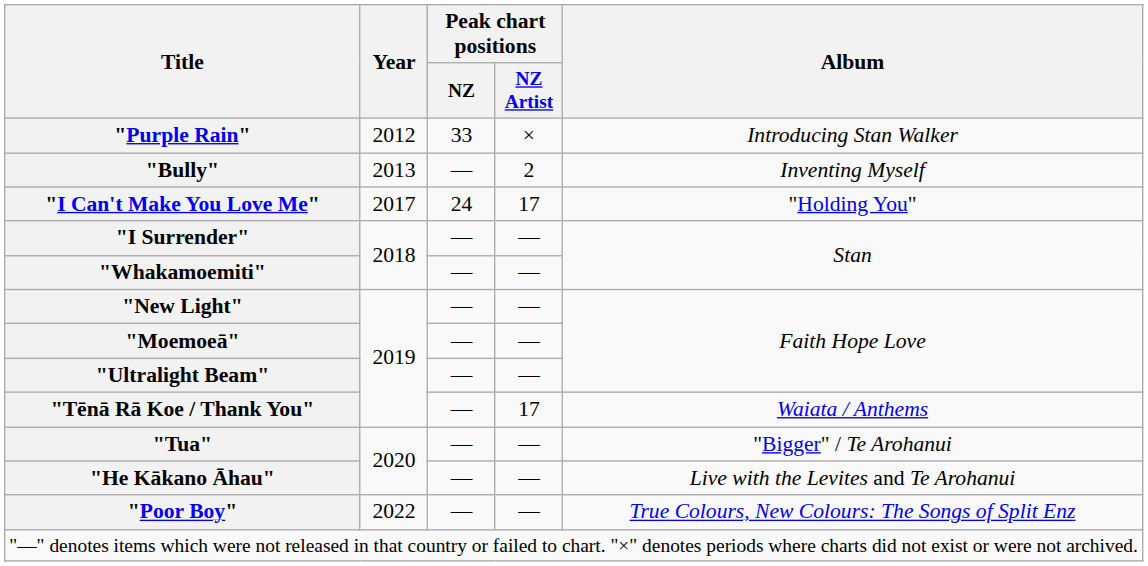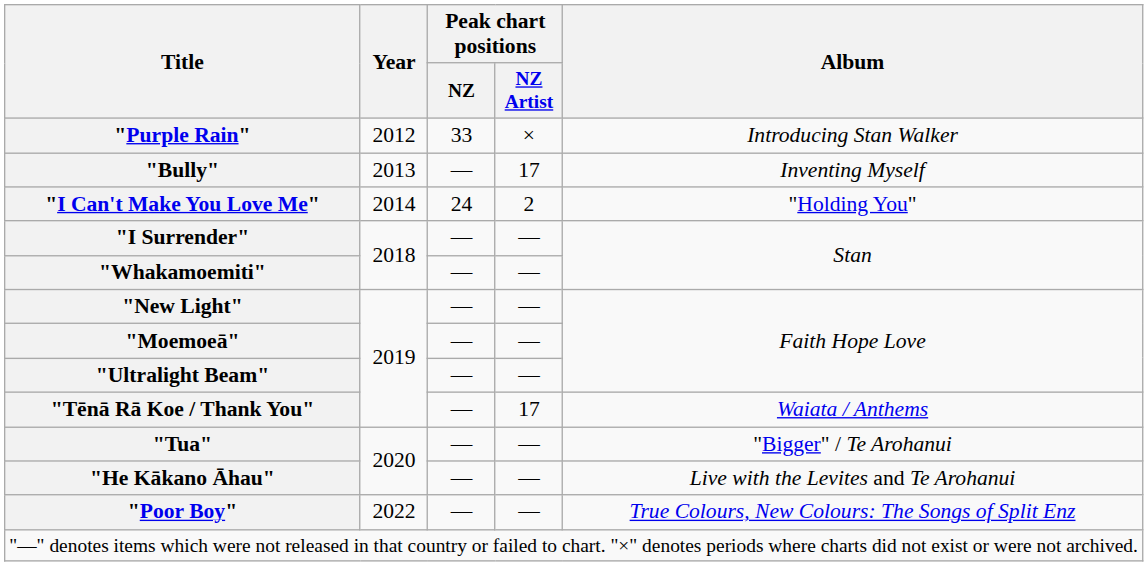(529, 169) 2 -> (529, 169) 17
(394, 203) 2017 -> (394, 203) 2014
(529, 203) 17 -> (529, 203) 2
